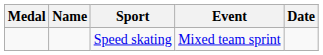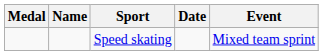columns swapped: (229, 16) <-> (301, 16)
